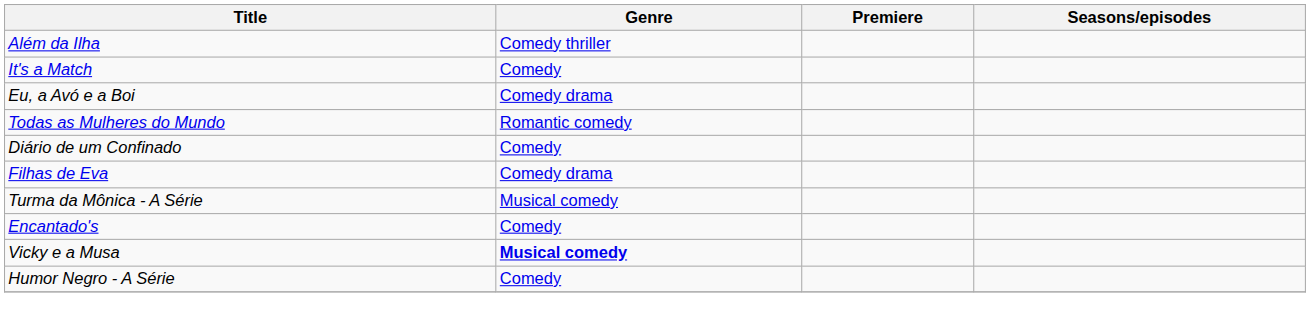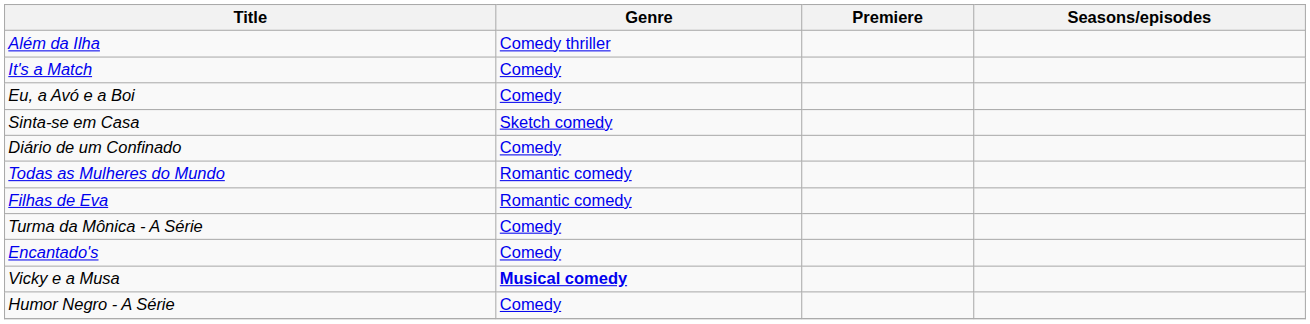(556, 95) Comedy drama -> (530, 95) Comedy
+ row: (74, 122)
rows swapped: (117, 122) <-> (95, 148)
(556, 174) Comedy drama -> (566, 200) Romantic comedy
(559, 200) Musical comedy -> (530, 226) Comedy
